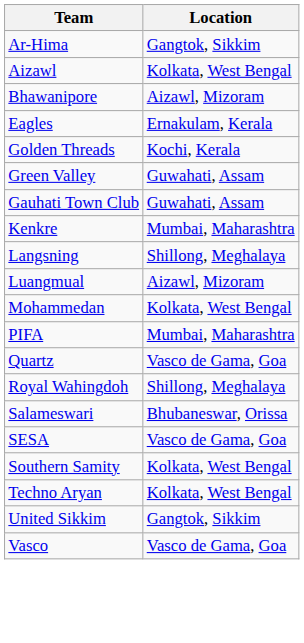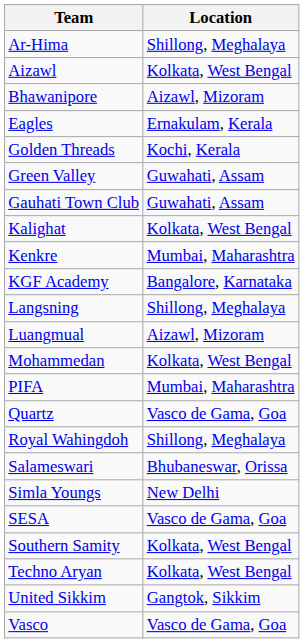(204, 44) Gangtok, Sikkim -> (216, 44) Shillong, Meghalaya
+ row: (37, 228)
+ row: (59, 281)
+ row: (55, 492)
